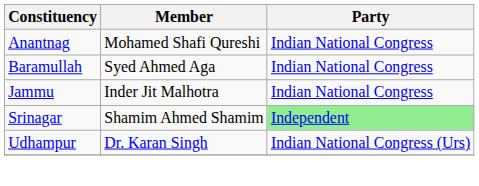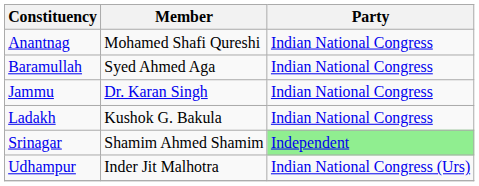(162, 92) Inder Jit Malhotra -> (156, 92) Dr. Karan Singh
+ row: (32, 117)
(156, 142) Dr. Karan Singh -> (162, 167) Inder Jit Malhotra
